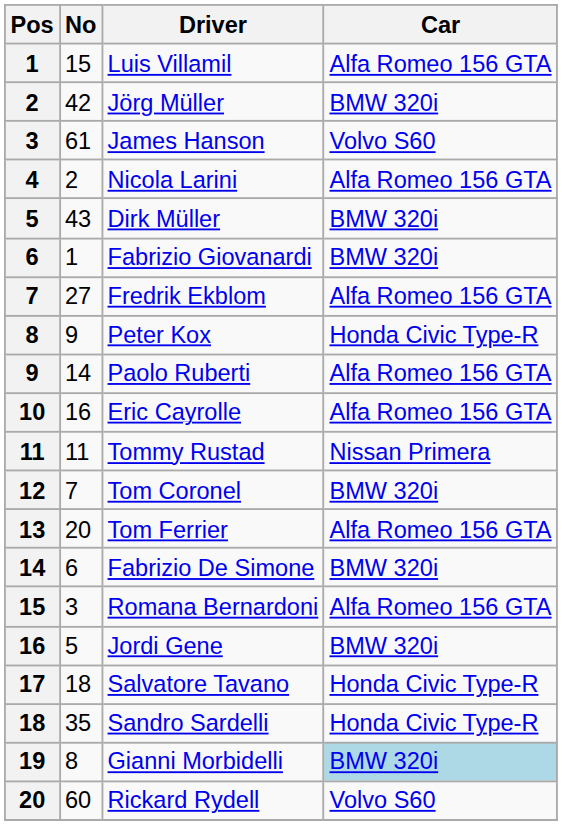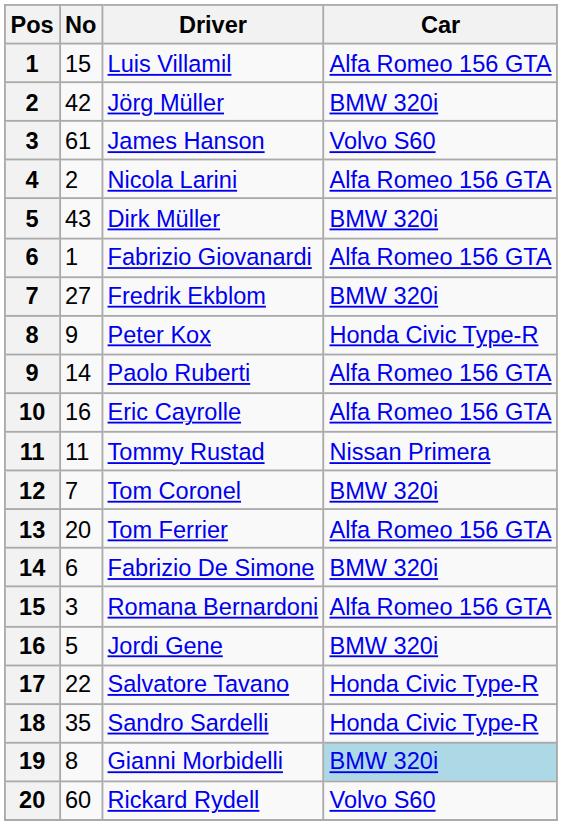(384, 257) BMW 320i -> (441, 257) Alfa Romeo 156 GTA
(441, 296) Alfa Romeo 156 GTA -> (384, 296) BMW 320i
(78, 684) 18 -> (78, 684) 22
